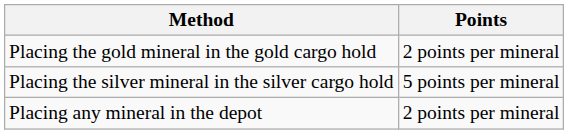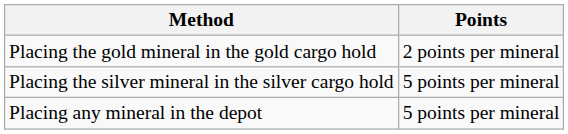(481, 112) 2 points per mineral -> (481, 112) 5 points per mineral
